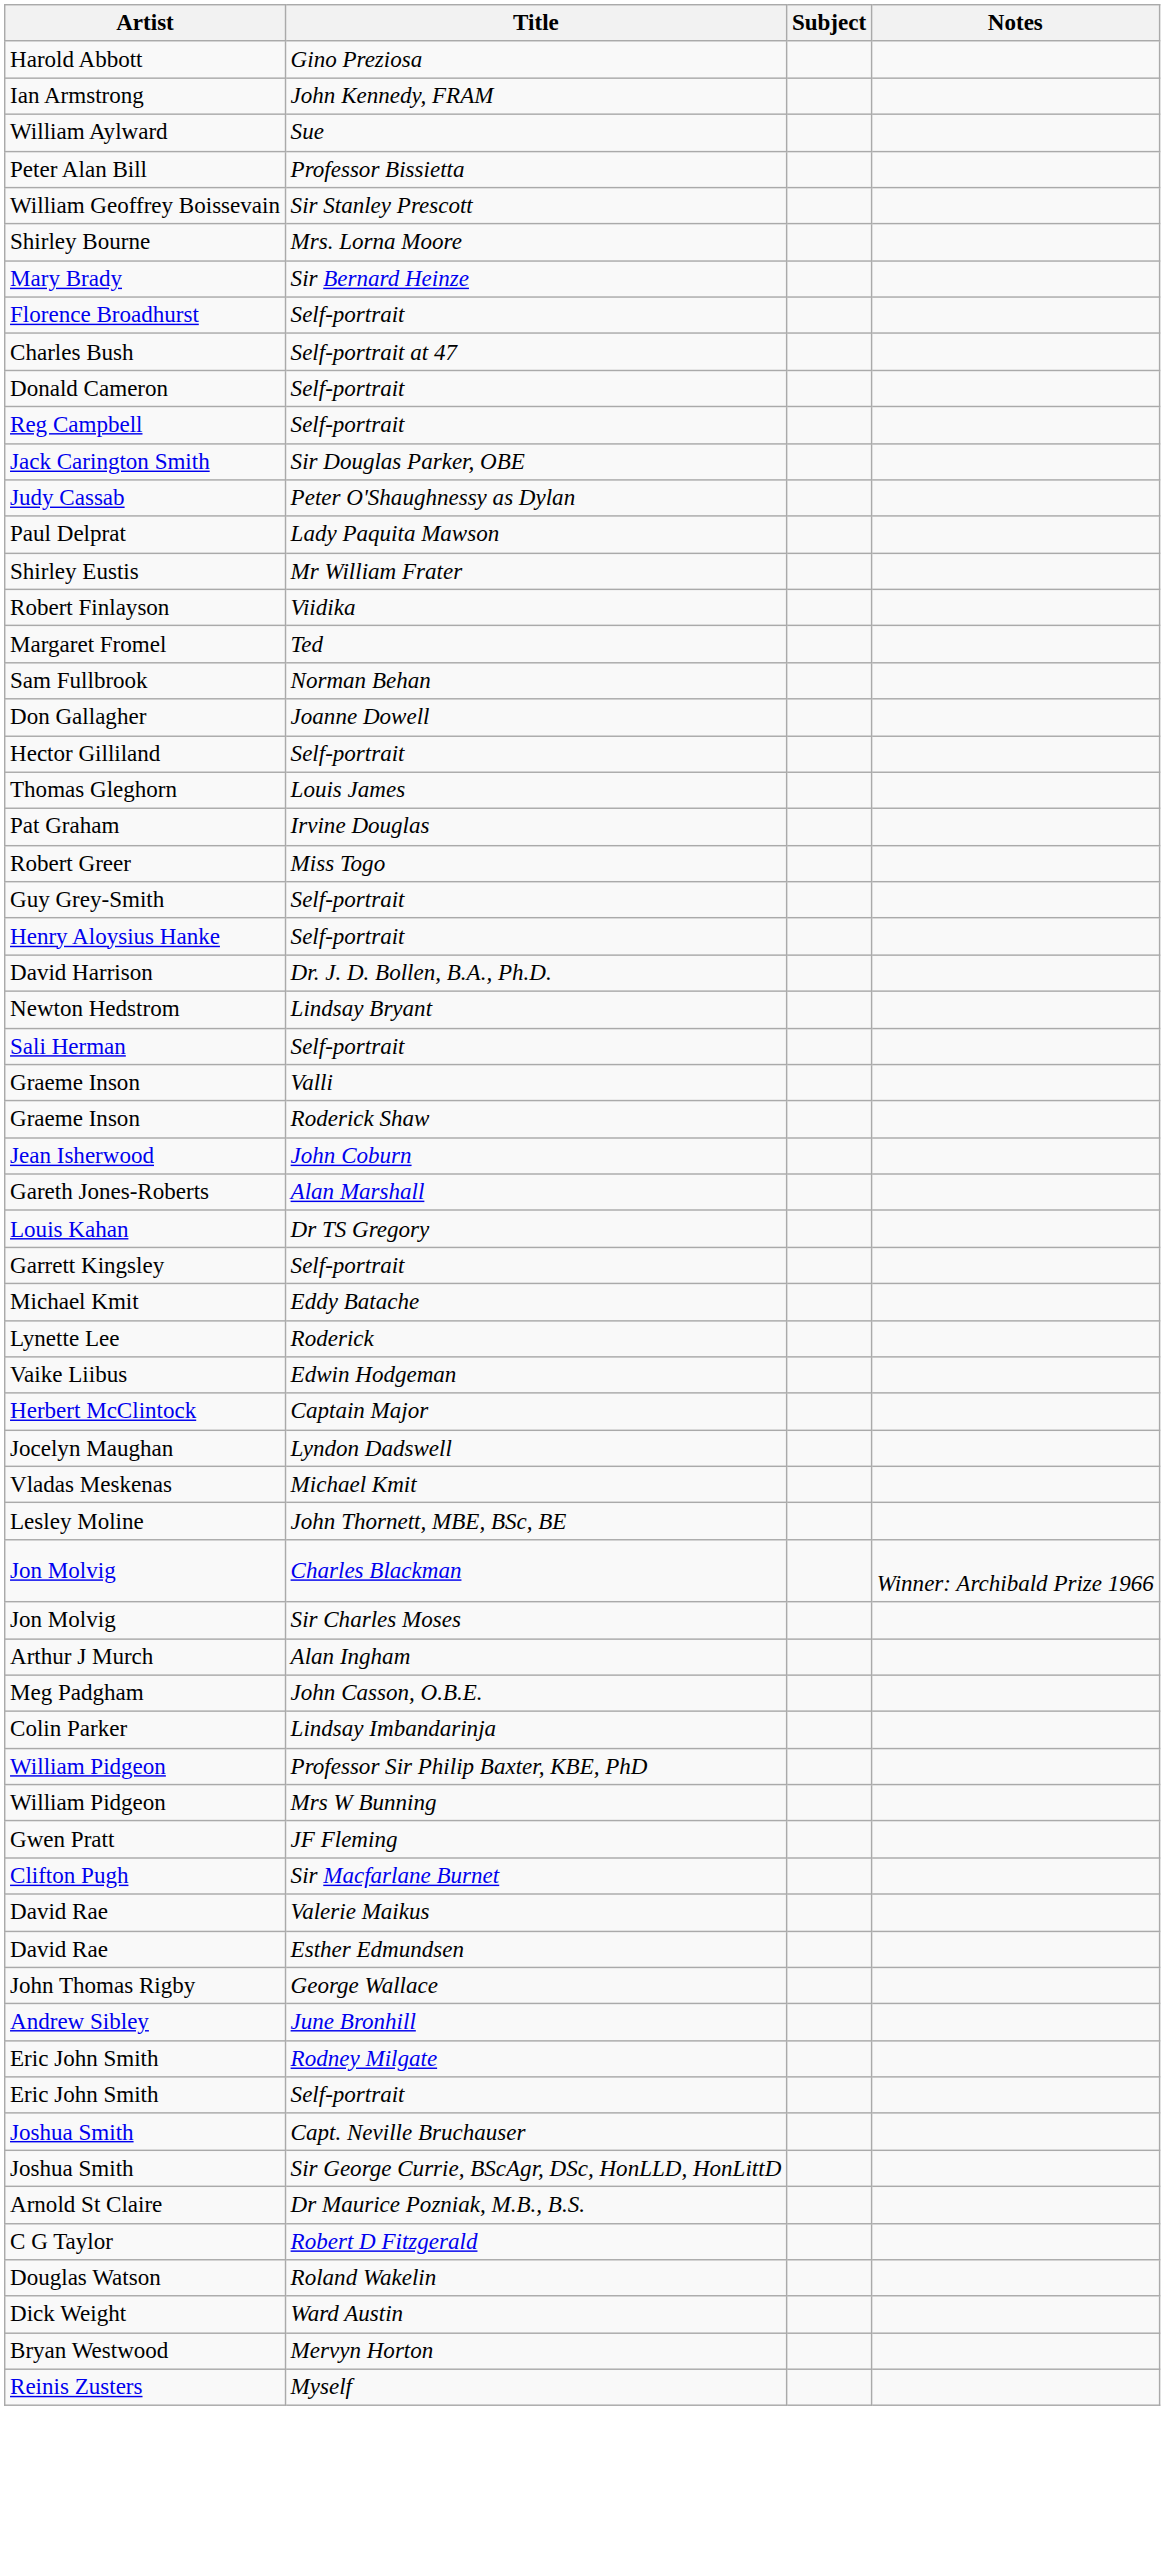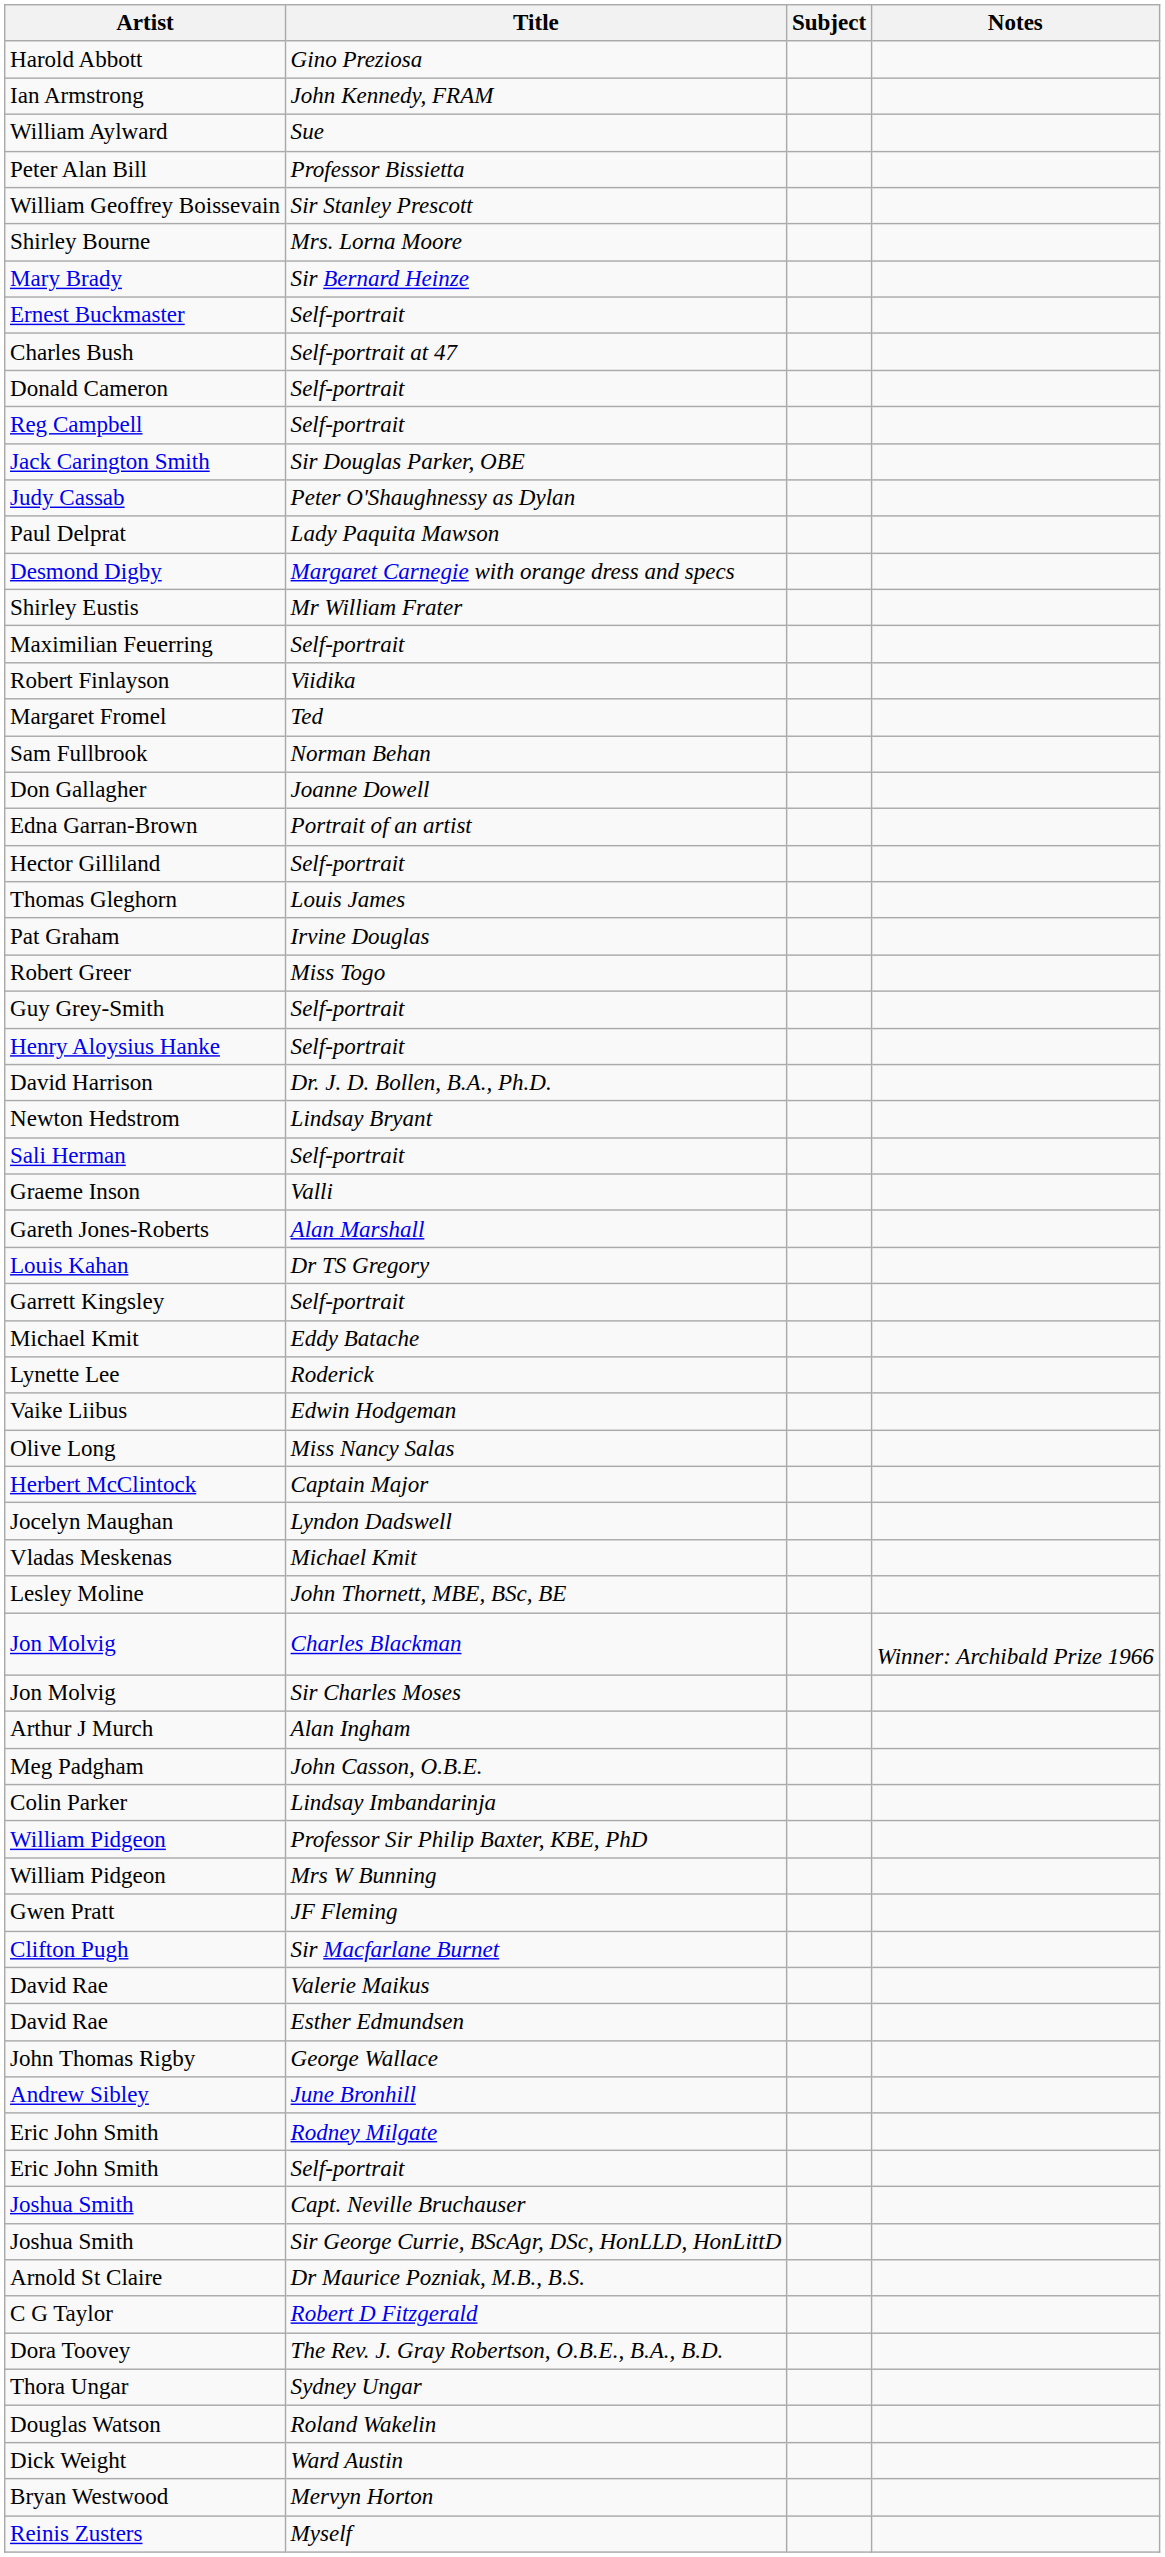- row: (104, 315)
+ row: (97, 315)
+ row: (86, 570)
+ row: (111, 643)
+ row: (104, 826)
- row: (75, 1118)
- row: (82, 1155)
+ row: (63, 1447)
+ row: (70, 2350)
+ row: (69, 2387)
